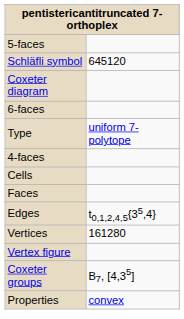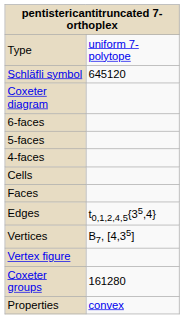rows swapped: (20, 133) <-> (26, 43)
(107, 234) 161280 -> (111, 237) B7, [4,35]
(111, 276) B7, [4,35] -> (107, 281) 161280
